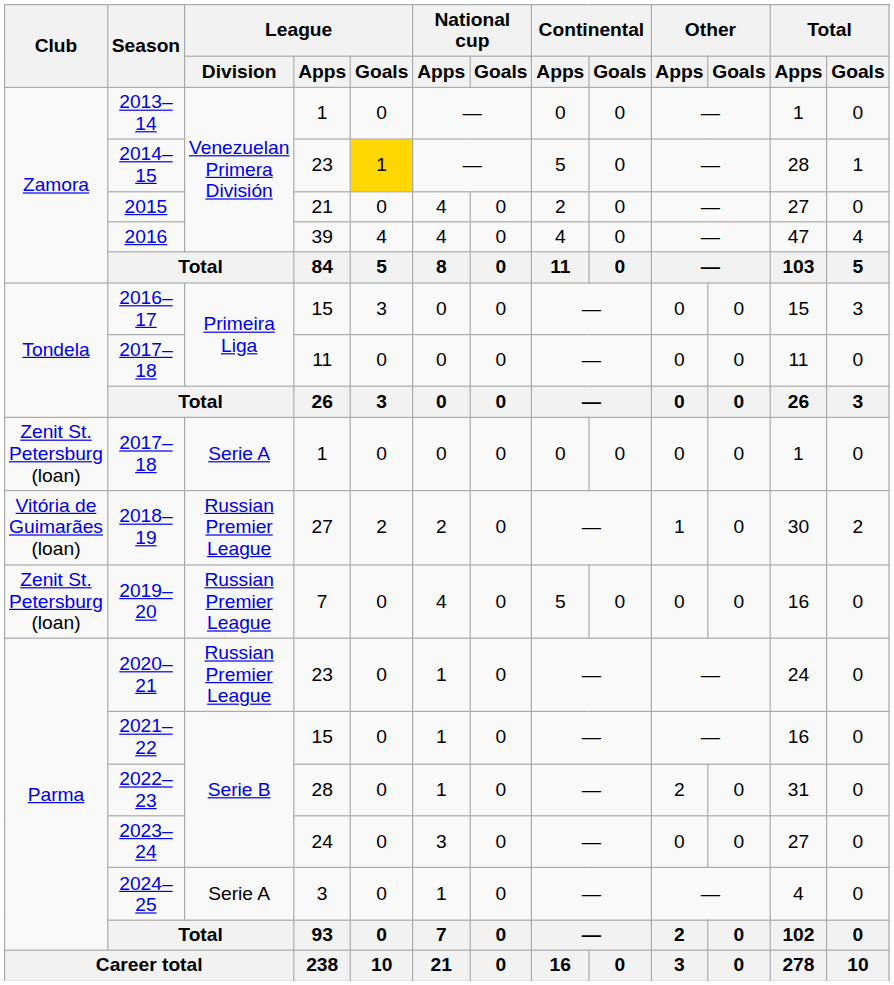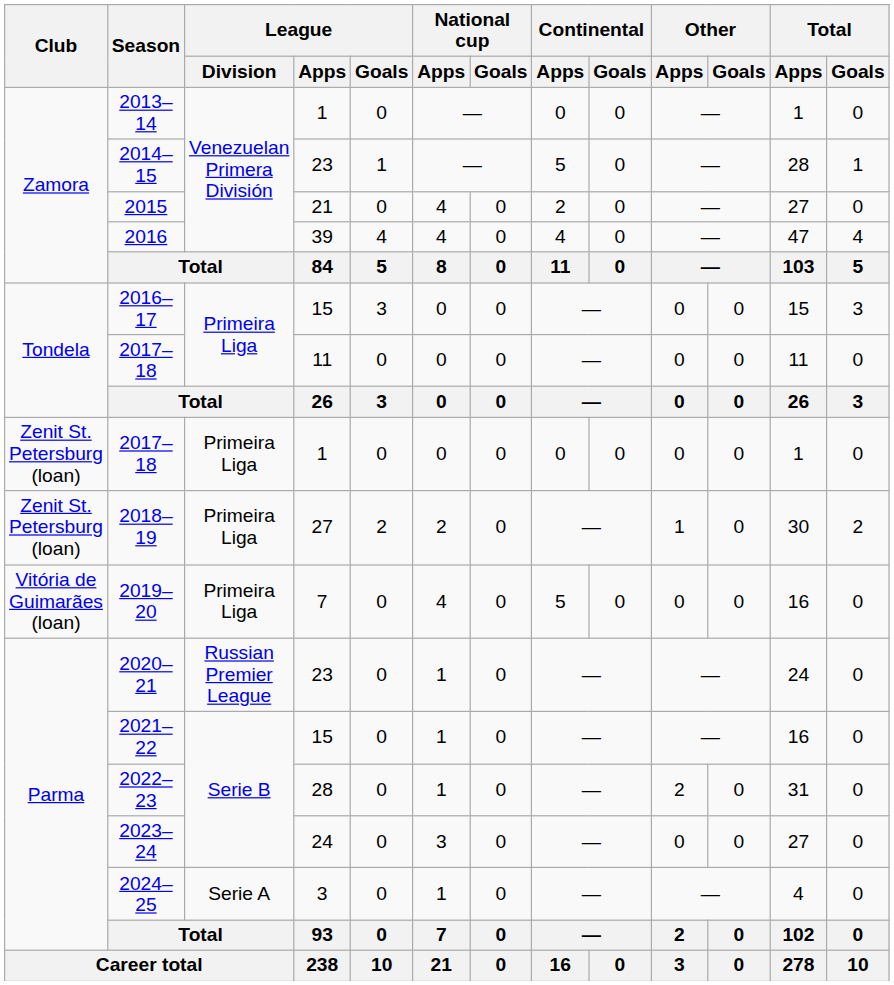(382, 165) gold background -> (382, 165) no background
(239, 453) Serie A -> (239, 453) Primeira Liga
(56, 527) Vitória de Guimarães (loan) -> (56, 527) Zenit St. Petersburg (loan)
(239, 527) Russian Premier League -> (239, 527) Primeira Liga
(56, 601) Zenit St. Petersburg (loan) -> (56, 601) Vitória de Guimarães (loan)
(239, 601) Russian Premier League -> (239, 601) Primeira Liga
